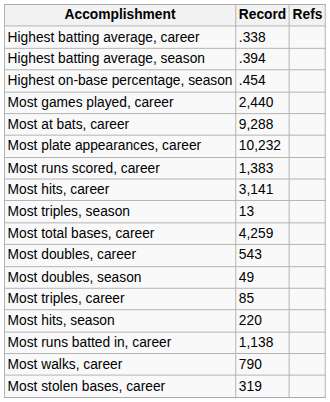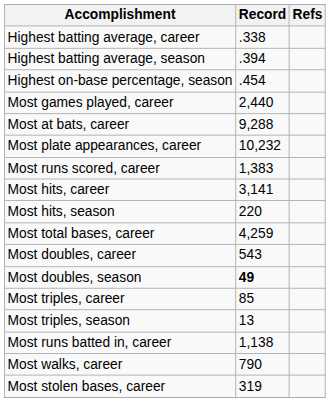rows swapped: (61, 320) <-> (69, 211)
(246, 277) normal -> (246, 277) bold
